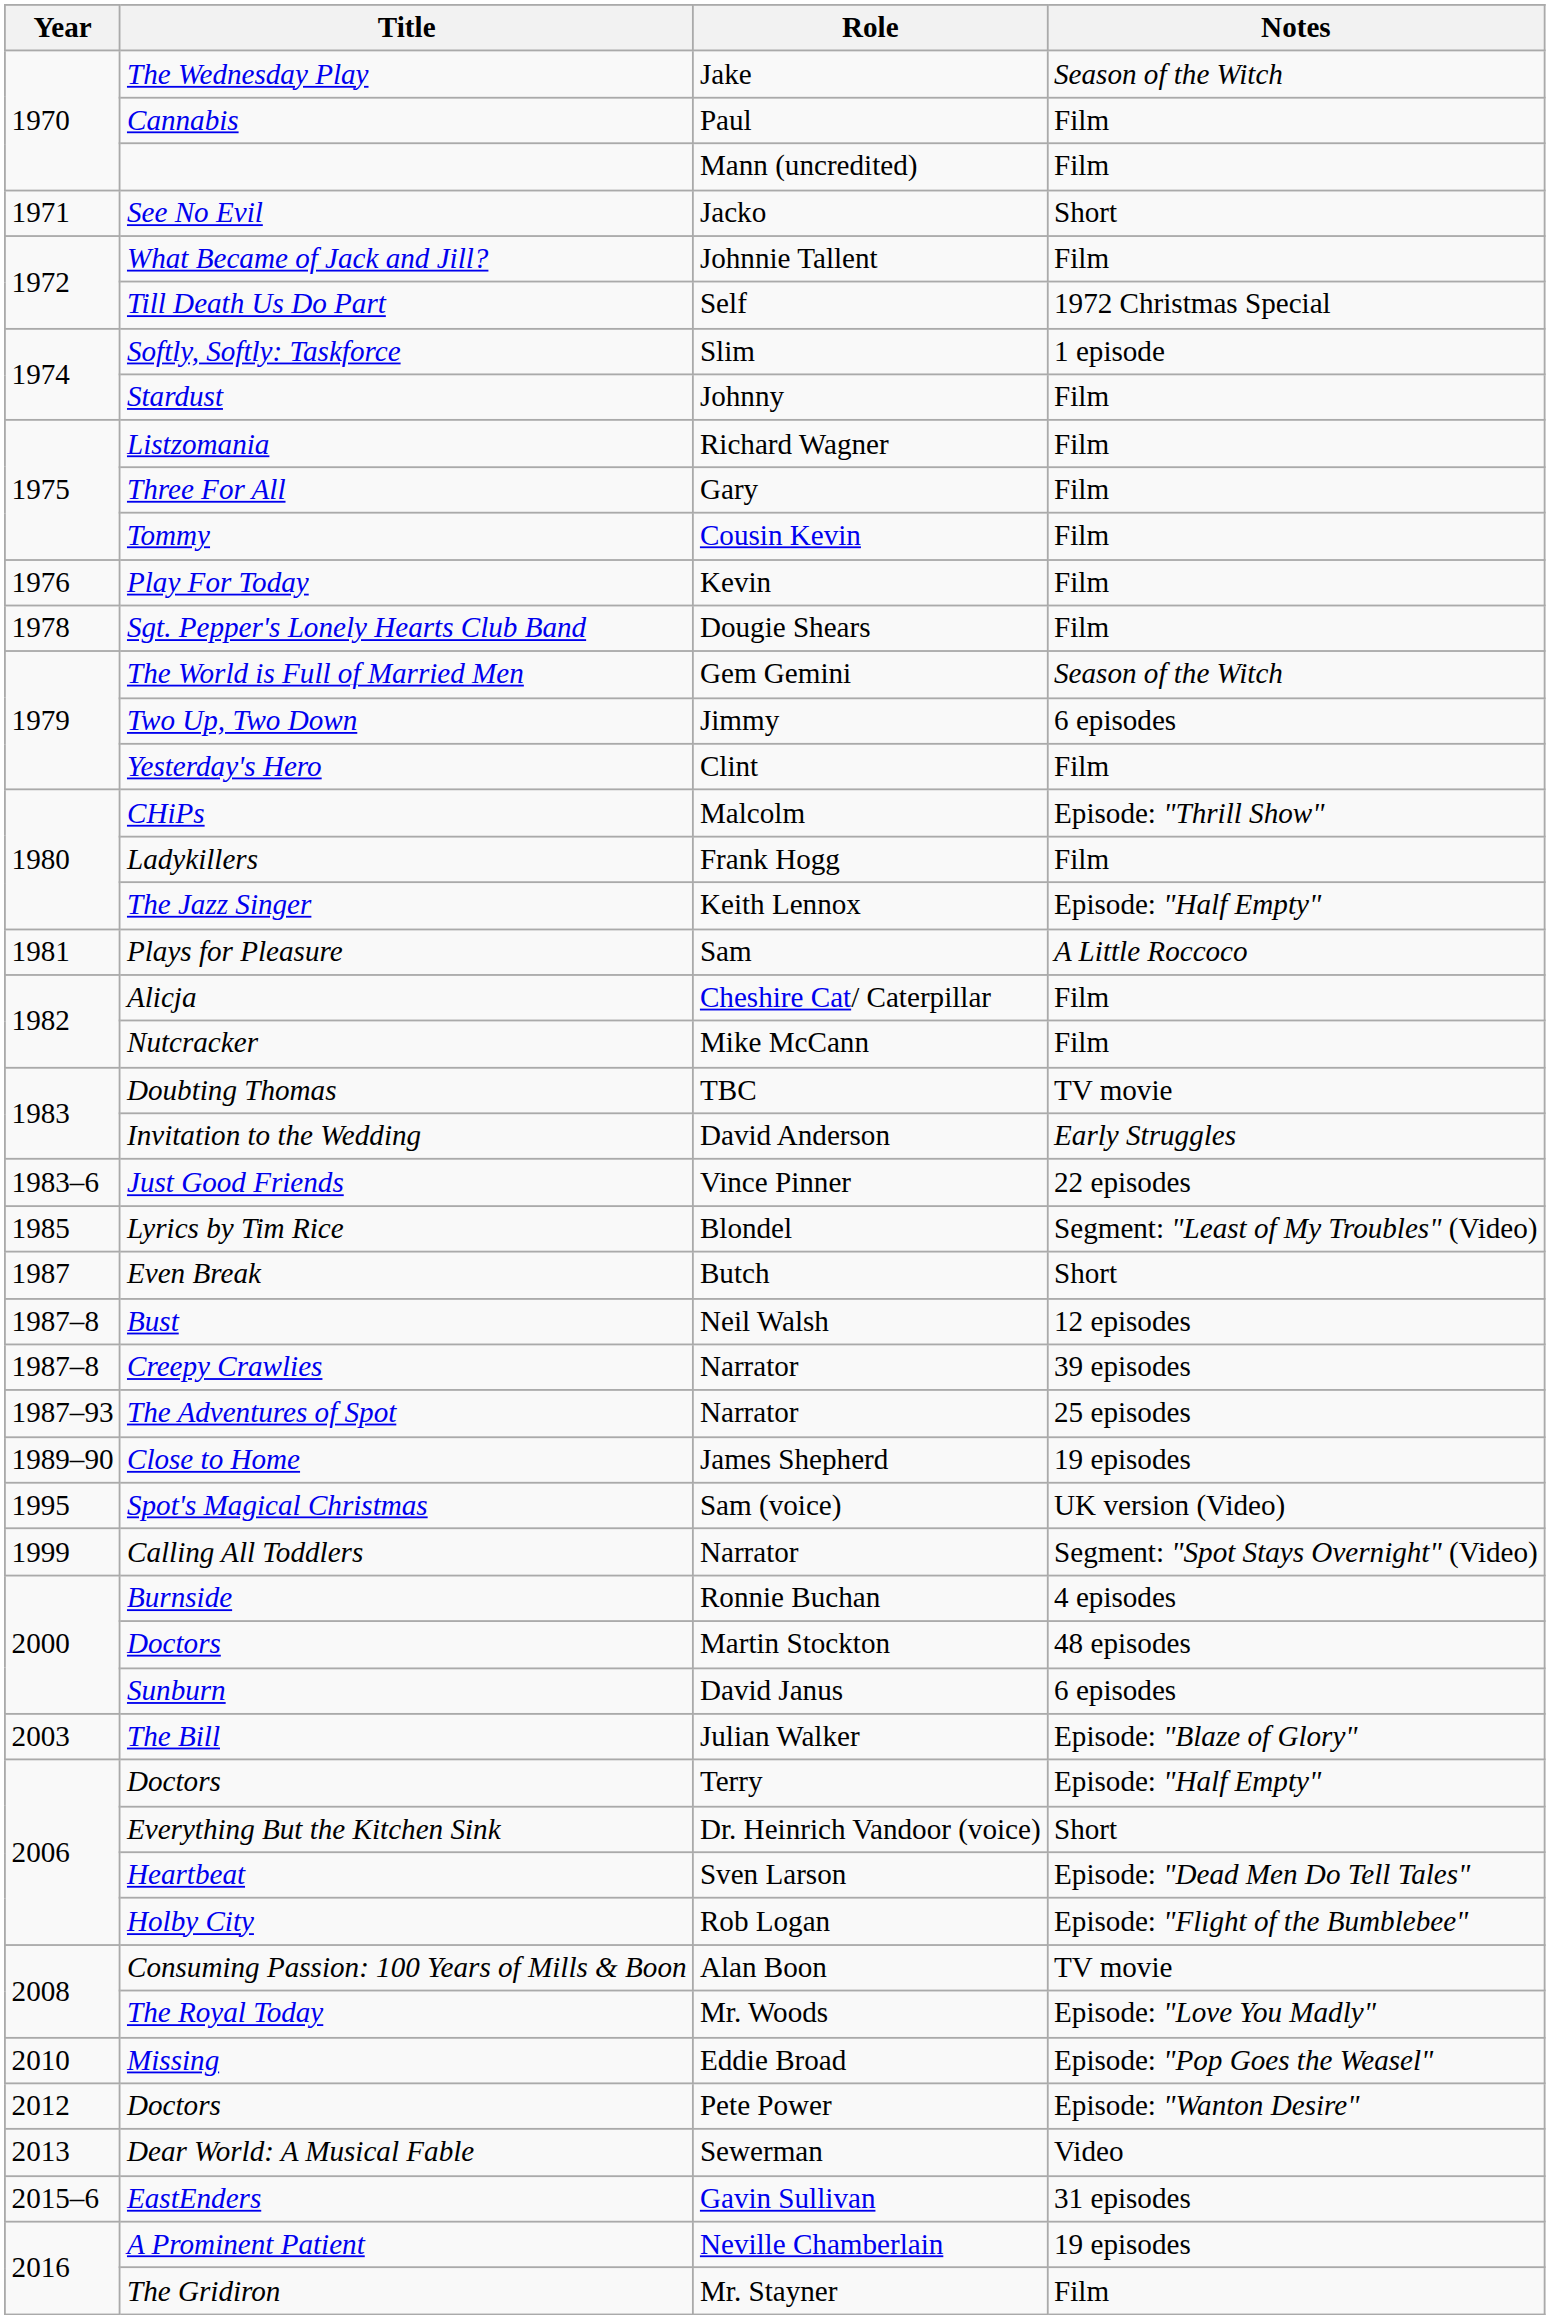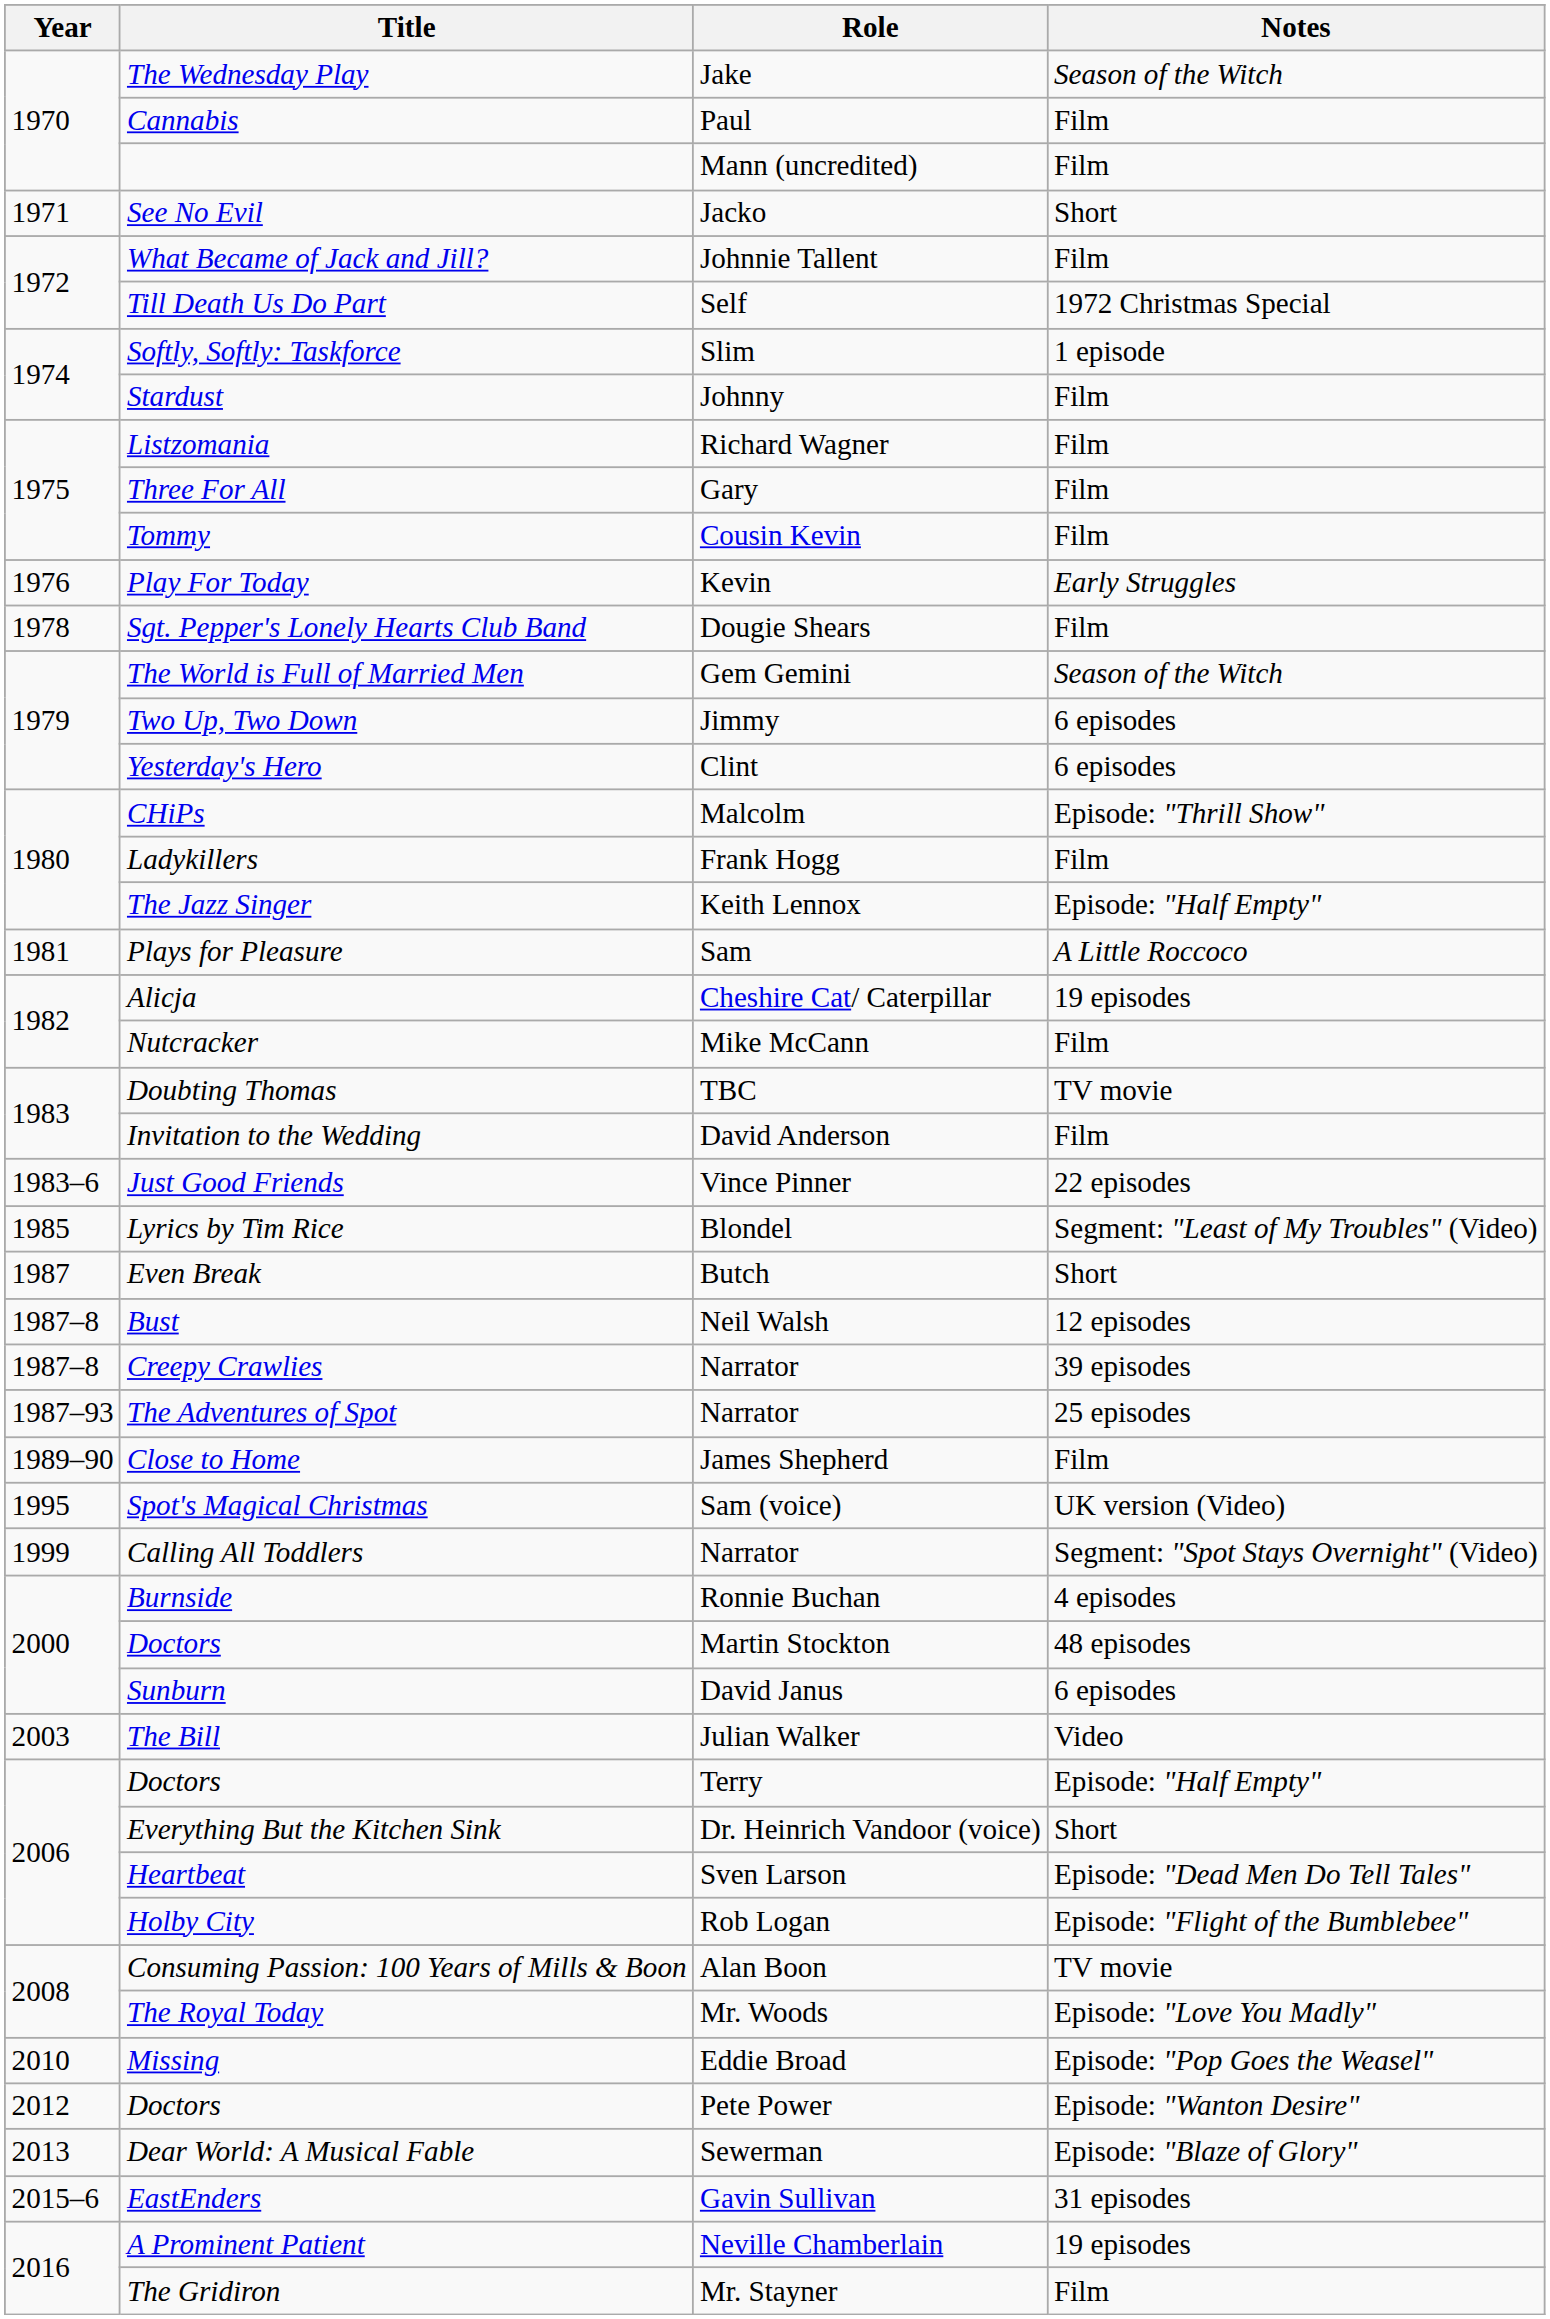(1082, 581) Film -> (1145, 581) Early Struggles
(1082, 766) Film -> (1115, 766) 6 episodes
(1082, 997) Film -> (1122, 997) 19 episodes
(1145, 1135) Early Struggles -> (1082, 1135) Film
(1122, 1459) 19 episodes -> (1082, 1459) Film
(1206, 1736) Episode: "Blaze of Glory" -> (1089, 1736) Video
(1089, 2151) Video -> (1206, 2151) Episode: "Blaze of Glory"
